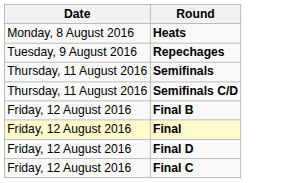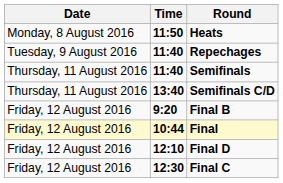+ column: (168, 14)
